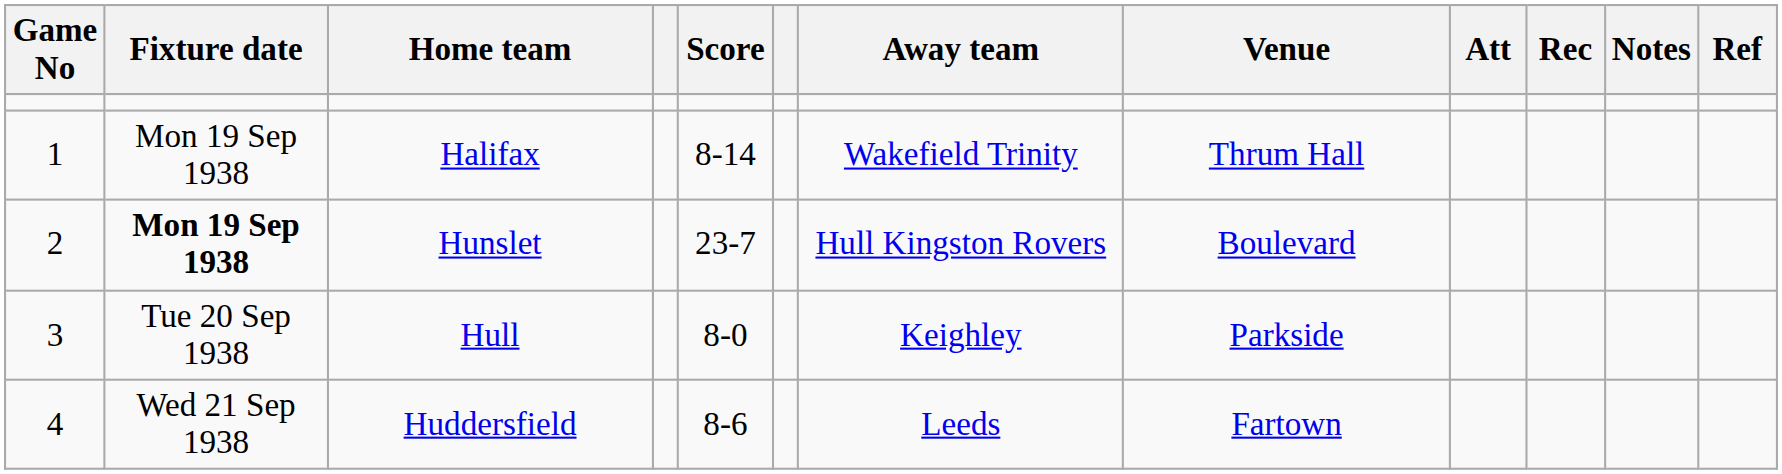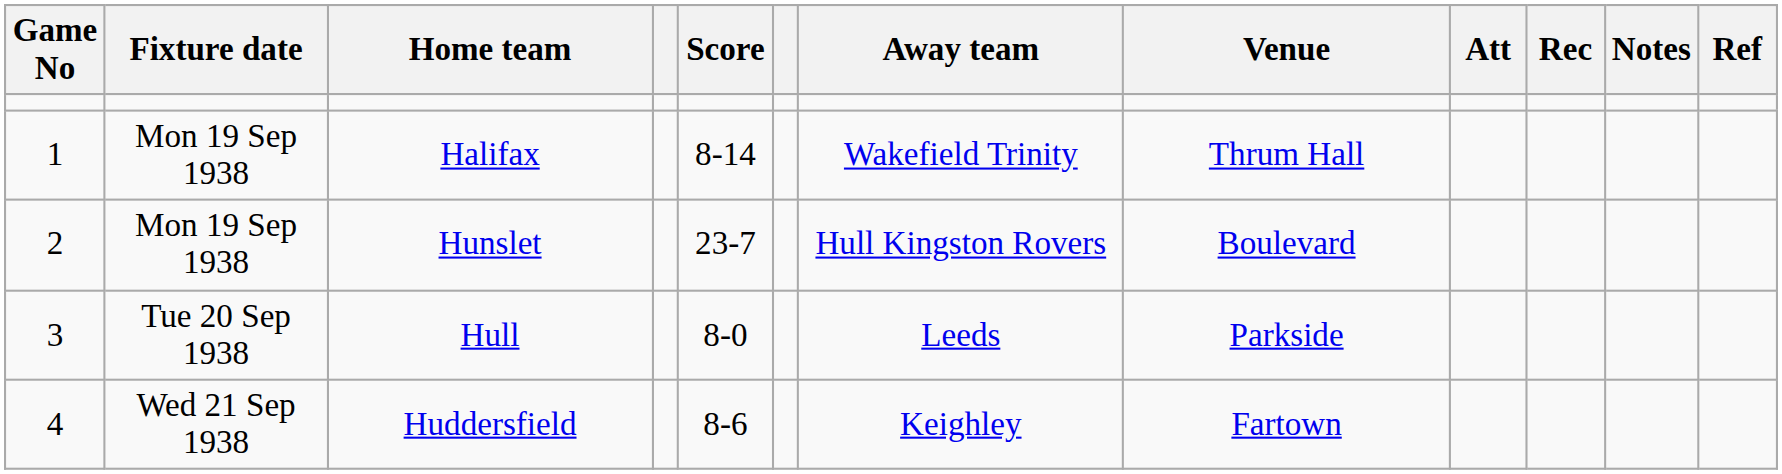(216, 244) bold -> (216, 244) normal
(961, 334) Keighley -> (961, 334) Leeds
(961, 423) Leeds -> (961, 423) Keighley
